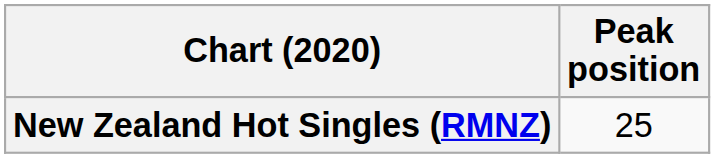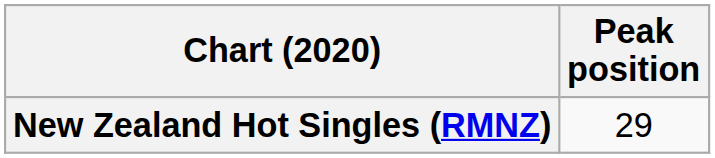(634, 124) 25 -> (634, 124) 29
